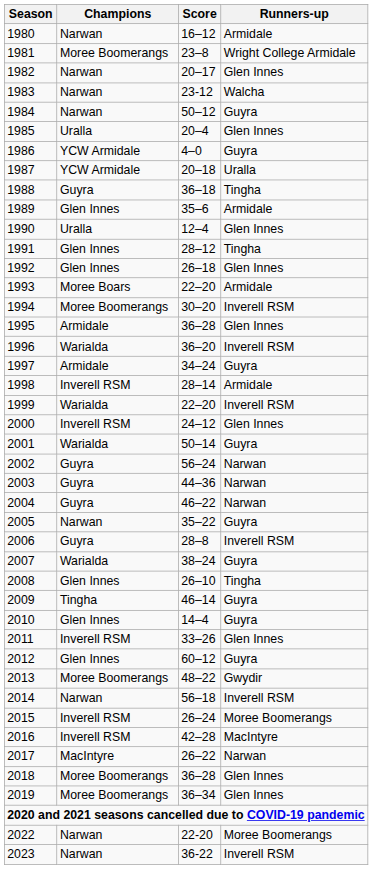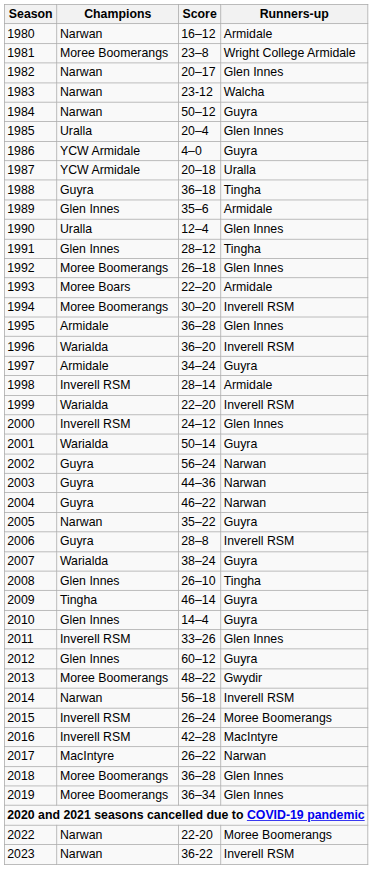(90, 268) Glen Innes -> (114, 268) Moree Boomerangs
